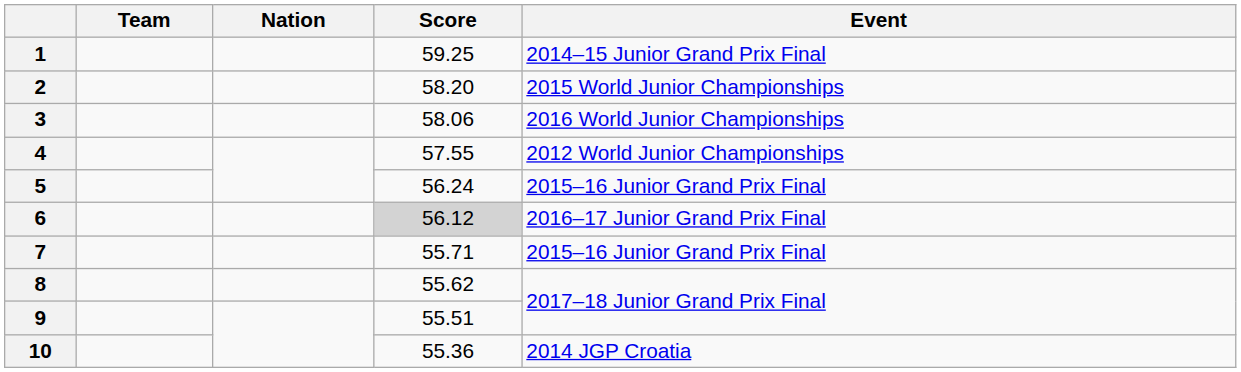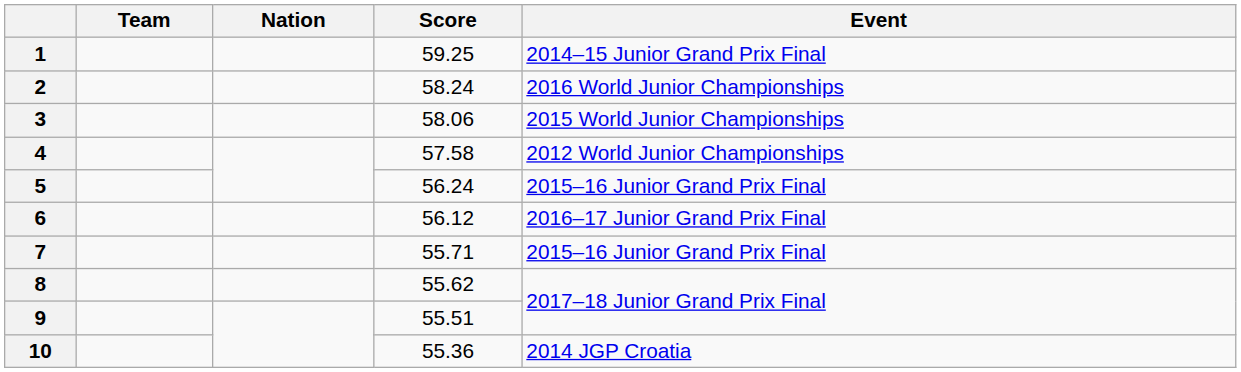(448, 86) 58.20 -> (448, 86) 58.24
(685, 86) 2015 World Junior Championships -> (685, 86) 2016 World Junior Championships
(685, 119) 2016 World Junior Championships -> (685, 119) 2015 World Junior Championships
(448, 152) 57.55 -> (448, 152) 57.58
(448, 218) lightgrey background -> (448, 218) no background
